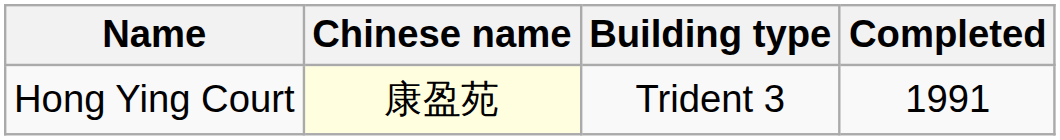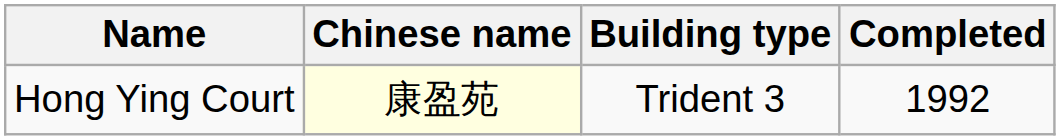(948, 99) 1991 -> (948, 99) 1992
